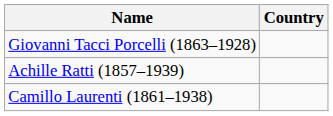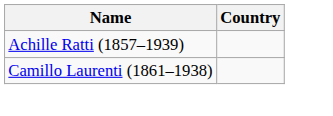- row: (132, 44)
